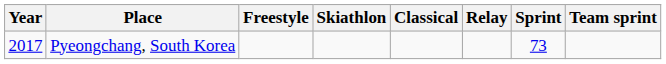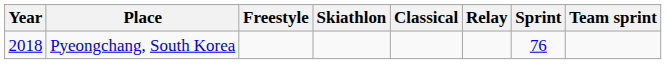(25, 44) 2017 -> (25, 44) 2018
(538, 44) 73 -> (538, 44) 76
